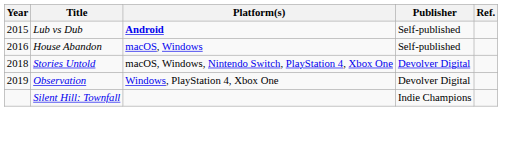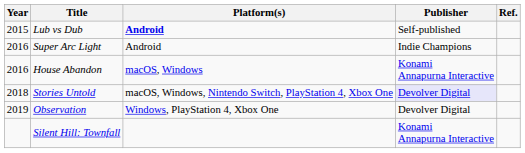+ row: (67, 47)
(429, 47) Self-published -> (446, 70) Konami Annapurna Interactive
(434, 64) no background -> (434, 93) lavender background
(435, 98) Indie Champions -> (446, 133) Konami Annapurna Interactive
